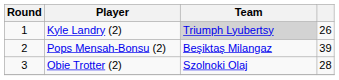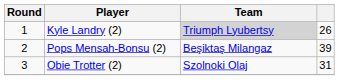(325, 65) 28 -> (325, 65) 31
